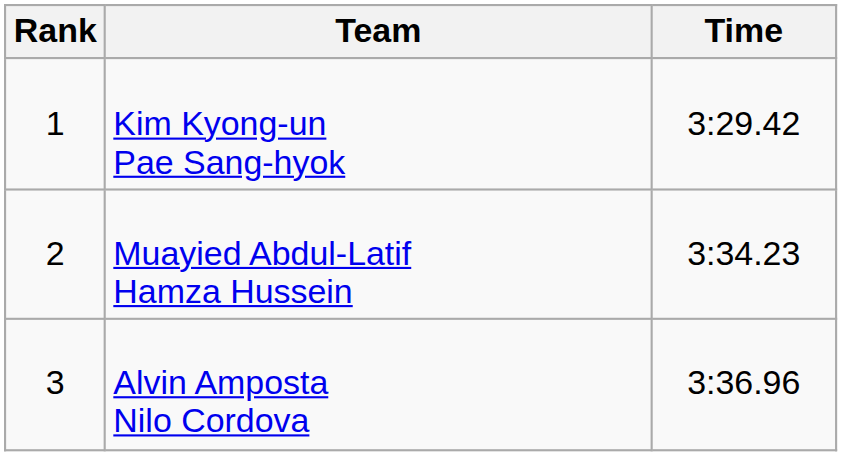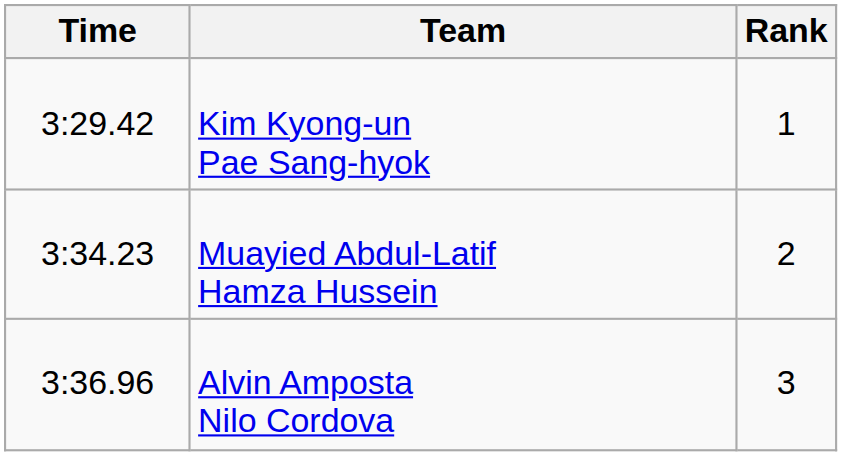columns swapped: (55, 31) <-> (744, 31)
